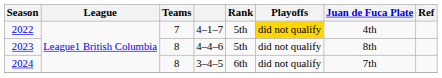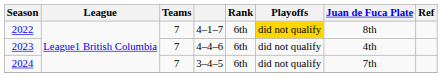(241, 30) 5th -> (241, 30) 6th
(370, 30) 4th -> (370, 30) 8th
(177, 47) 8 -> (177, 47) 7
(241, 47) 5th -> (241, 47) 6th
(370, 47) 8th -> (370, 47) 4th
(177, 64) 8 -> (177, 64) 7
